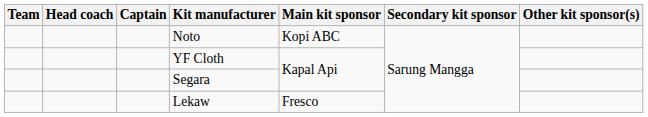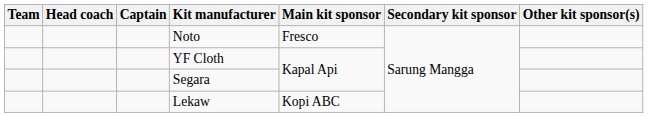(311, 36) Kopi ABC -> (300, 36) Fresco
(300, 101) Fresco -> (311, 101) Kopi ABC
